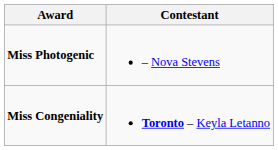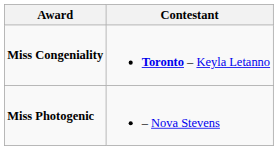rows swapped: (55, 115) <-> (51, 55)
